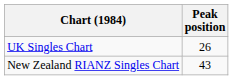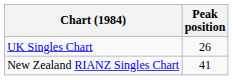(205, 65) 43 -> (205, 65) 41
